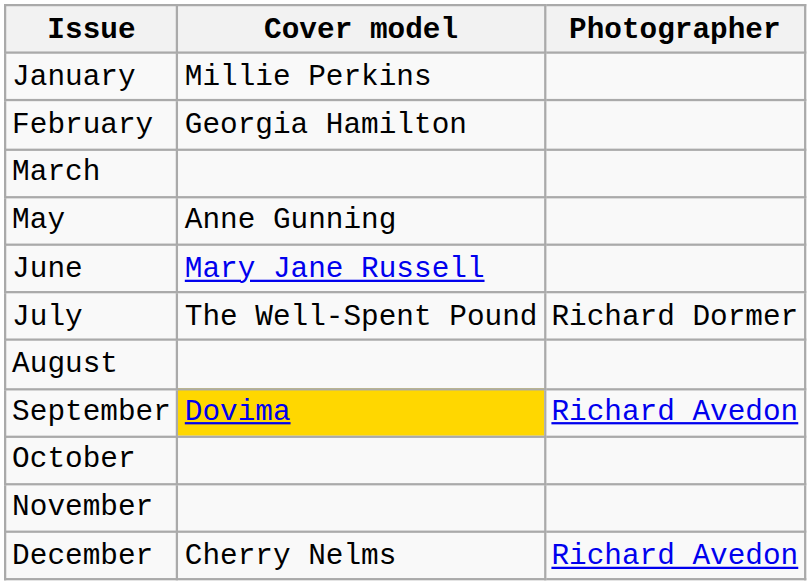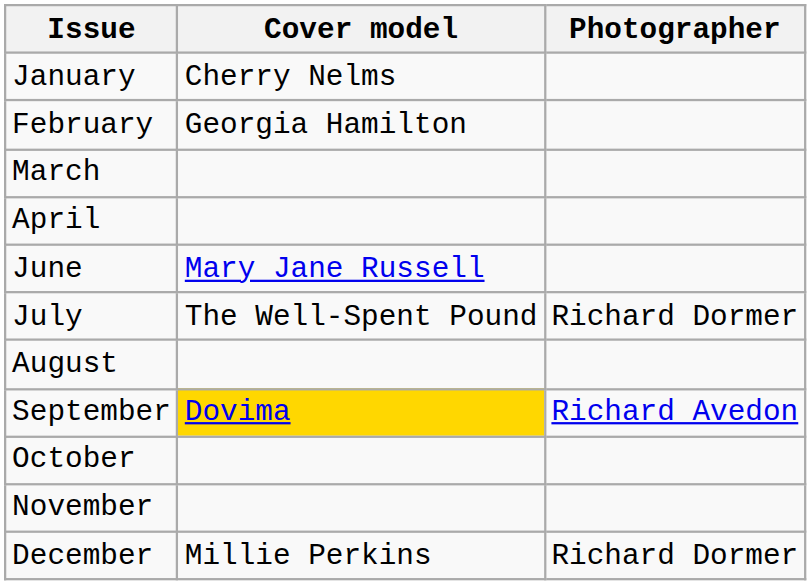(308, 77) Millie Perkins -> (291, 77) Cherry Nelms
+ row: (56, 221)
- row: (39, 221)
(291, 556) Cherry Nelms -> (308, 556) Millie Perkins
(675, 556) Richard Avedon -> (675, 556) Richard Dormer
